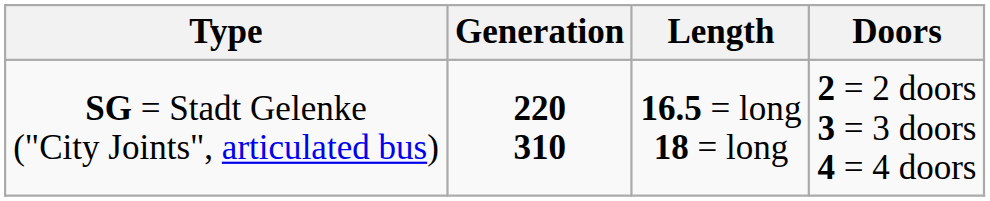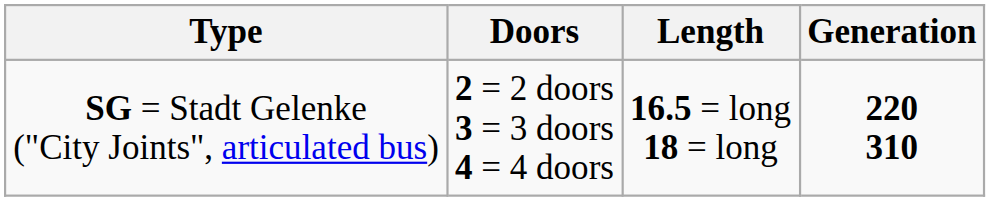columns swapped: (540, 32) <-> (897, 32)
